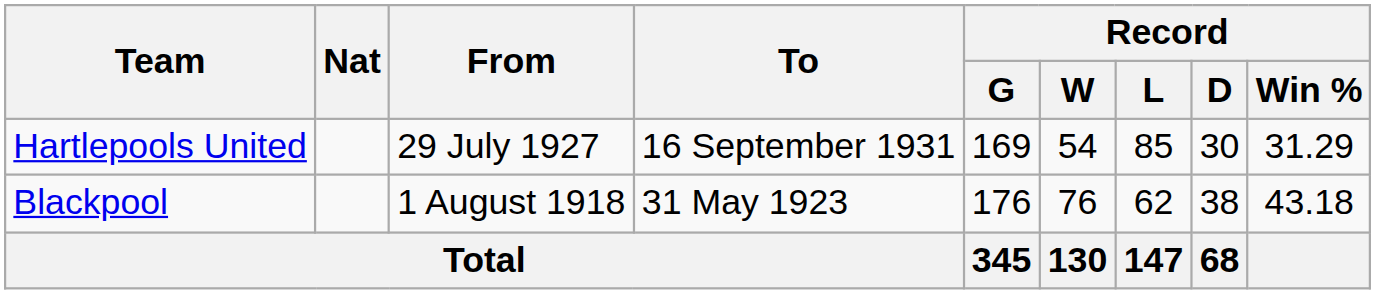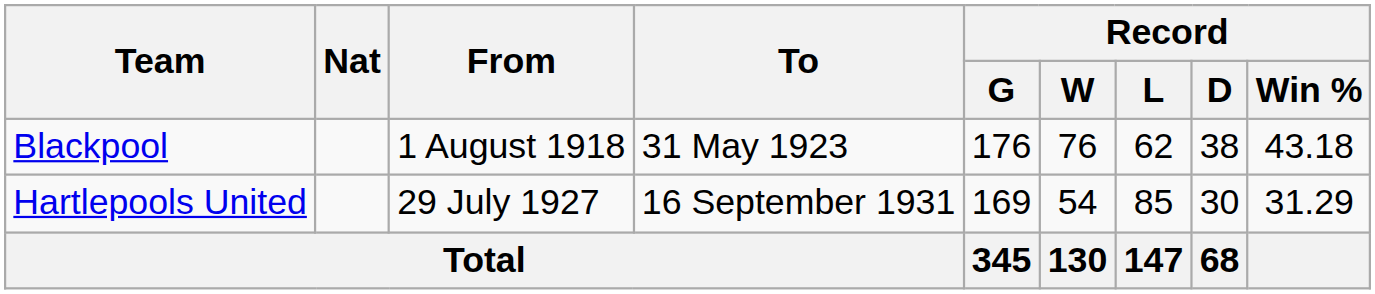rows swapped: (91, 202) <-> (160, 145)
